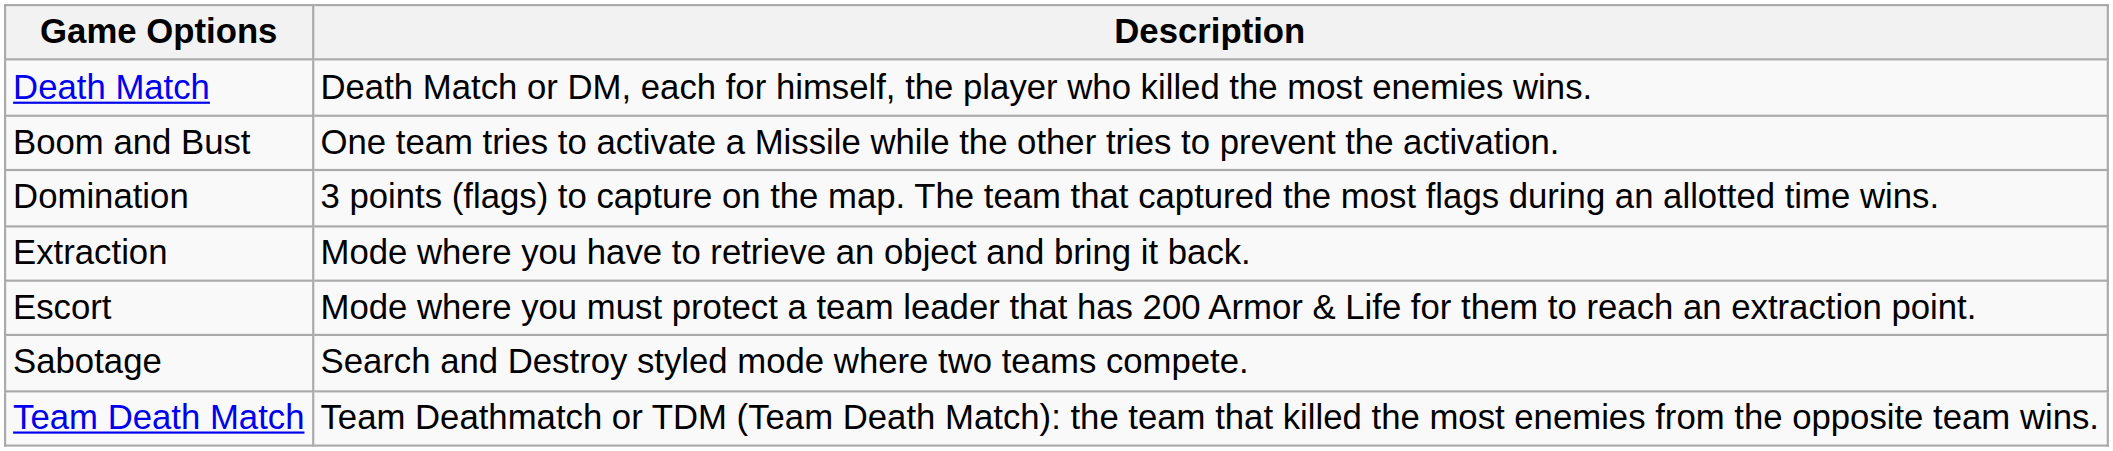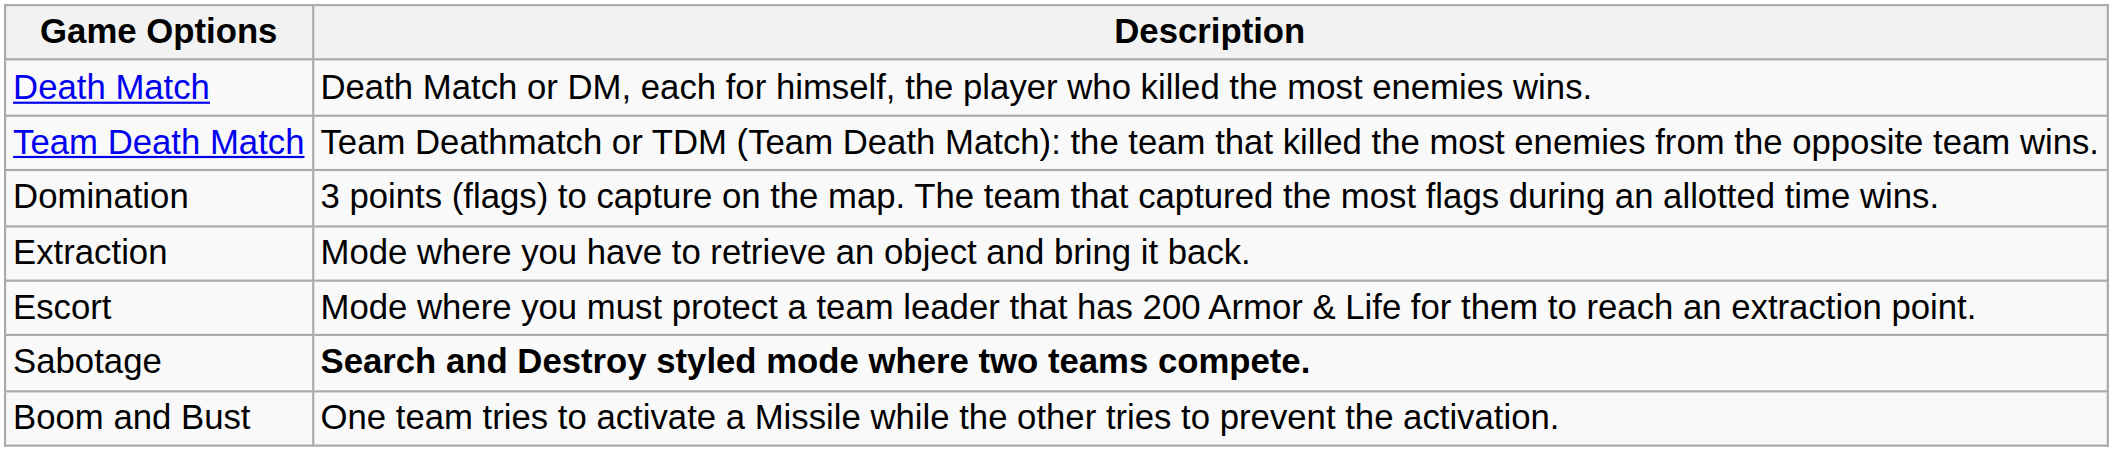rows swapped: (159, 417) <-> (132, 142)
(785, 362) normal -> (815, 362) bold
